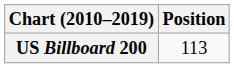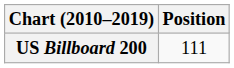(194, 47) 113 -> (194, 47) 111
